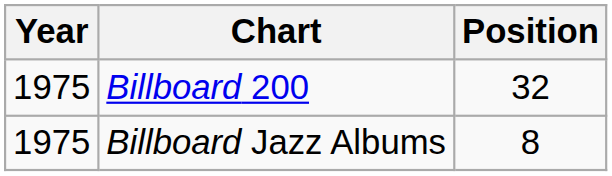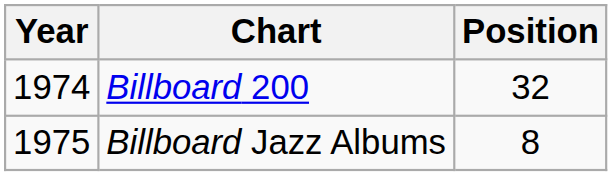(52, 87) 1975 -> (52, 87) 1974
